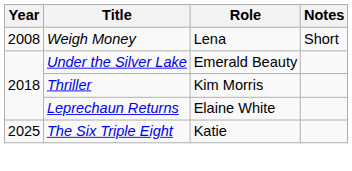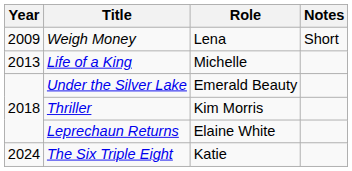(24, 39) 2008 -> (24, 39) 2009
+ row: (89, 62)
(24, 131) 2025 -> (24, 154) 2024
